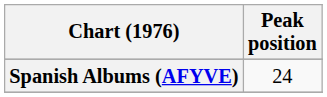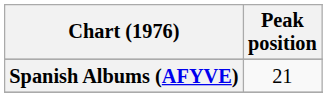(282, 75) 24 -> (282, 75) 21
